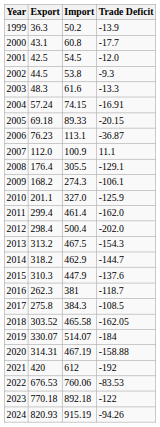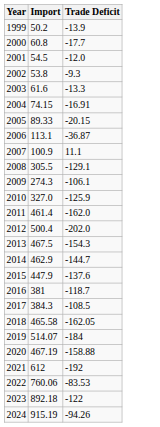- column: (45, 12)
